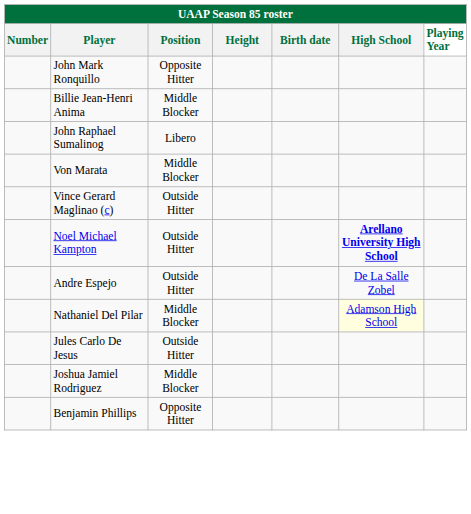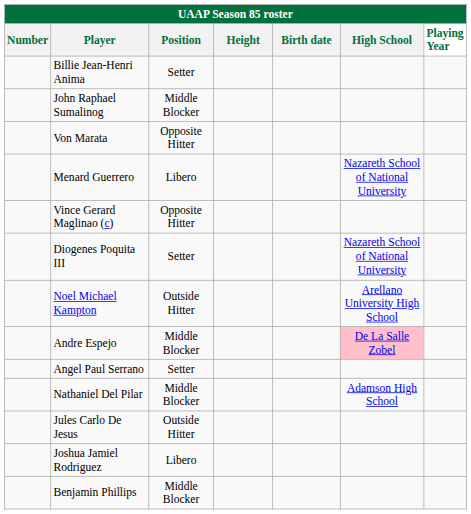- row: (78, 72)
(180, 105) Middle Blocker -> (181, 72) Setter
(180, 138) Libero -> (181, 105) Middle Blocker
(180, 171) Middle Blocker -> (181, 138) Opposite Hitter
+ row: (94, 177)
(180, 203) Outside Hitter -> (181, 217) Opposite Hitter
+ row: (94, 256)
(381, 243) bold -> (382, 303) normal
(180, 282) Outside Hitter -> (181, 342) Middle Blocker
(381, 282) no background -> (382, 342) pink background
+ row: (99, 368)
(381, 315) lightyellow background -> (382, 394) no background
(180, 381) Middle Blocker -> (181, 460) Libero
(180, 413) Opposite Hitter -> (181, 492) Middle Blocker
